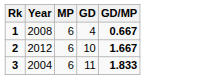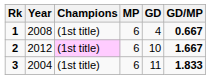+ column: (87, 14)
